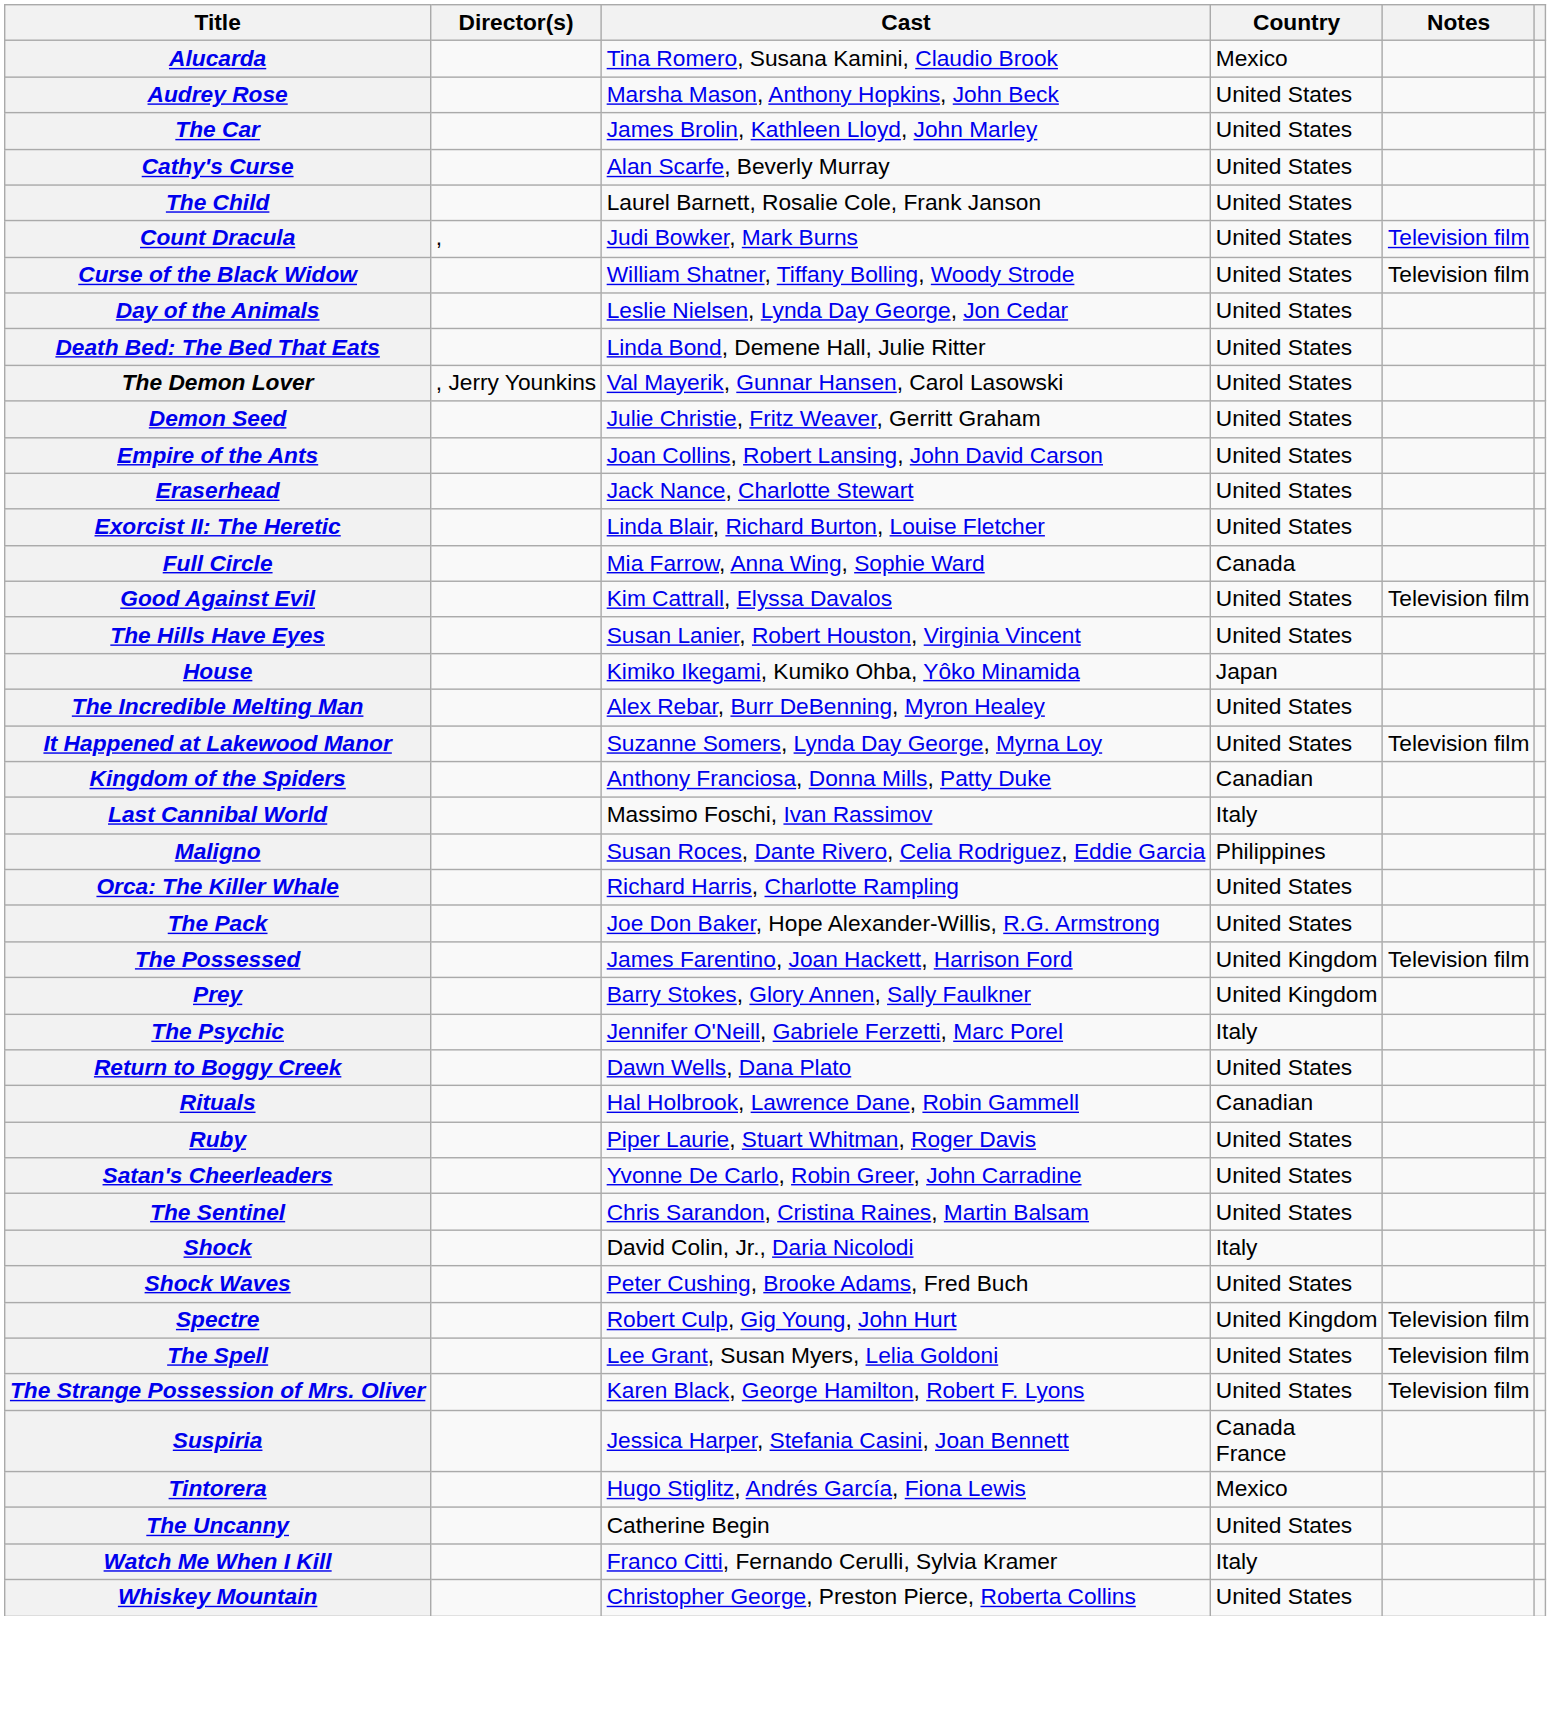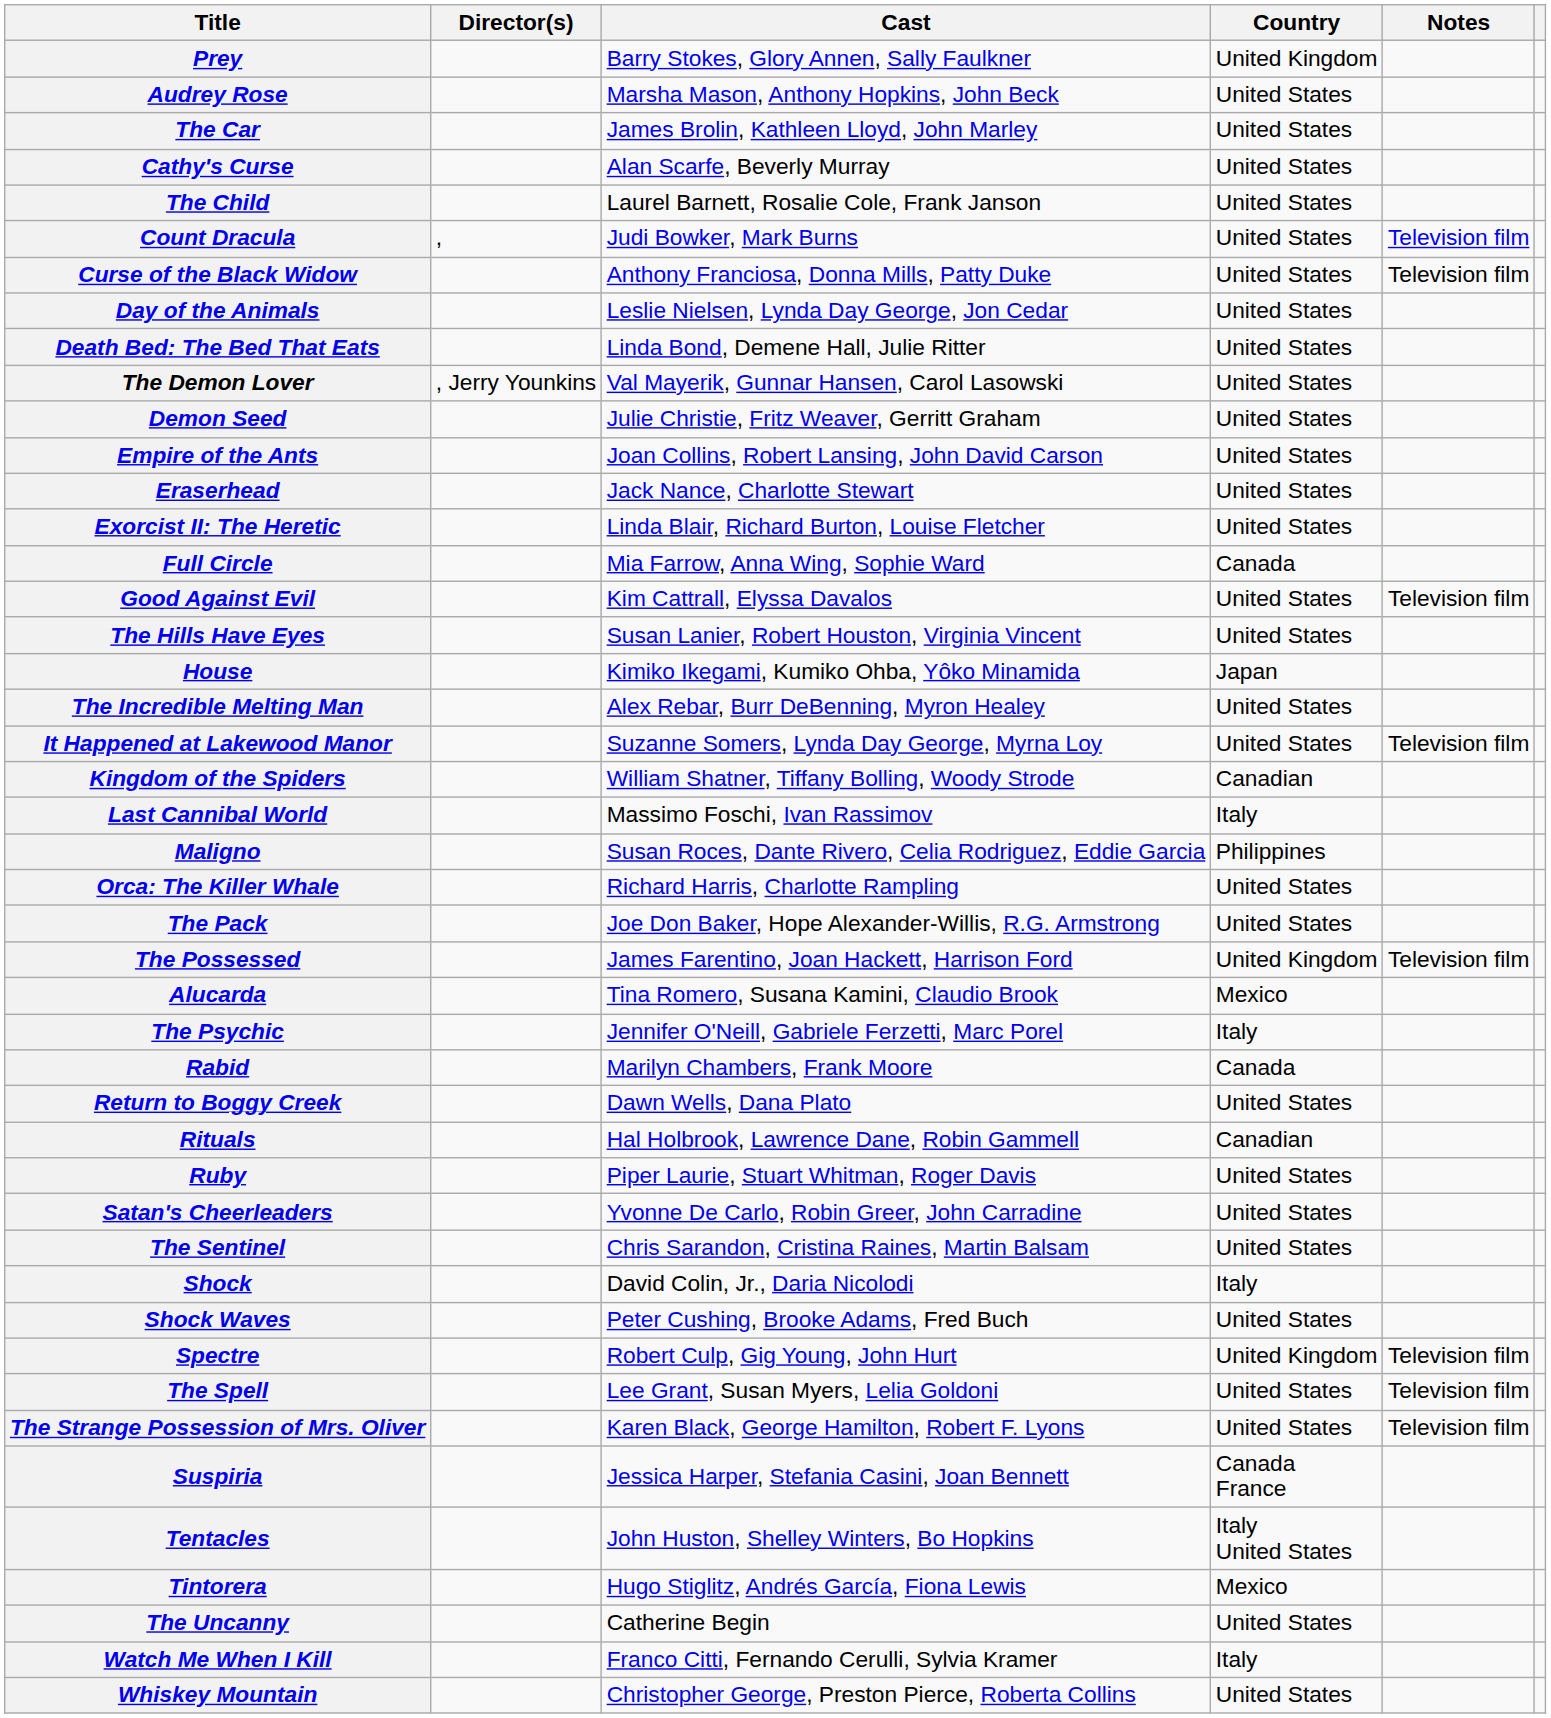rows swapped: (218, 58) <-> (218, 995)
(841, 274) William Shatner, Tiffany Bolling, Woody Strode -> (829, 274) Anthony Franciosa, Donna Mills, Patty Duke
(829, 779) Anthony Franciosa, Donna Mills, Patty Duke -> (841, 779) William Shatner, Tiffany Bolling, Woody Strode
+ row: (218, 1067)
+ row: (218, 1538)
